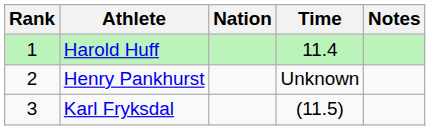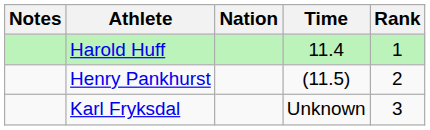columns swapped: (32, 19) <-> (394, 19)
(320, 79) Unknown -> (326, 79) (11.5)
(320, 109) (11.5) -> (326, 109) Unknown
